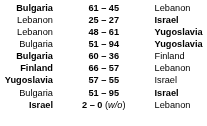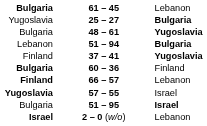(35, 19) Lebanon -> (31, 19) Yugoslavia
(167, 19) Israel -> (173, 19) Bulgaria
(35, 32) Lebanon -> (36, 32) Bulgaria
(36, 44) Bulgaria -> (35, 44) Lebanon
(179, 44) Yugoslavia -> (173, 44) Bulgaria
+ row: (104, 56)
